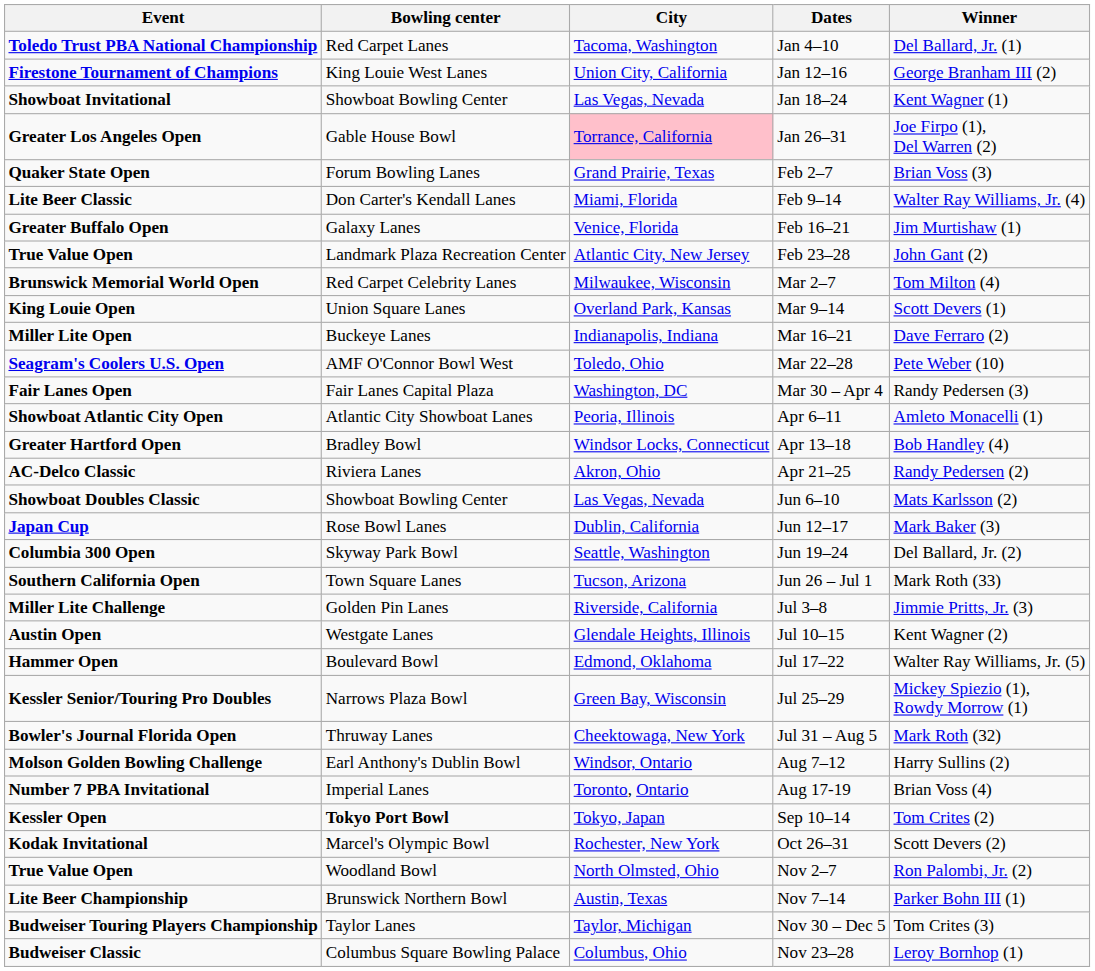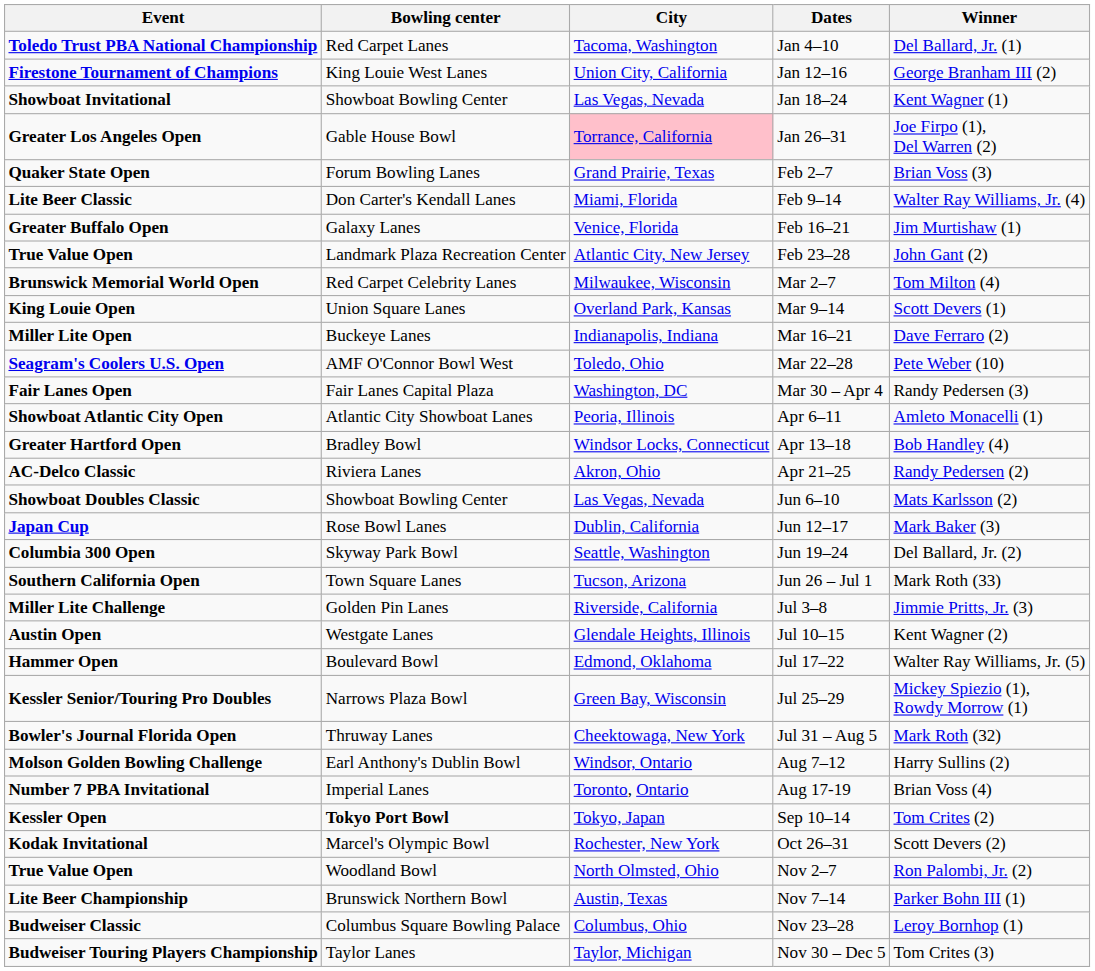rows swapped: (816, 952) <-> (831, 925)
